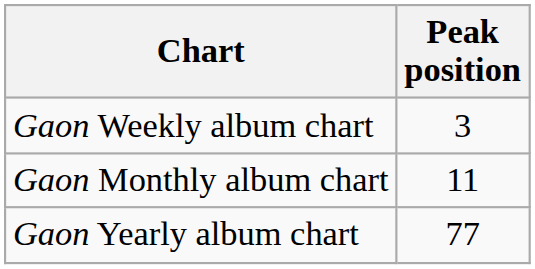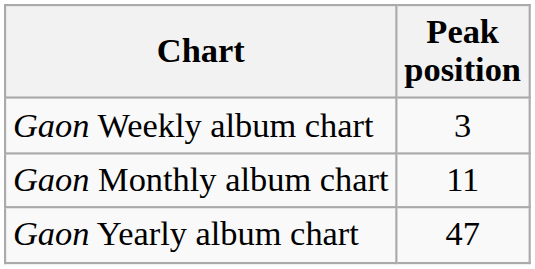(463, 234) 77 -> (463, 234) 47
